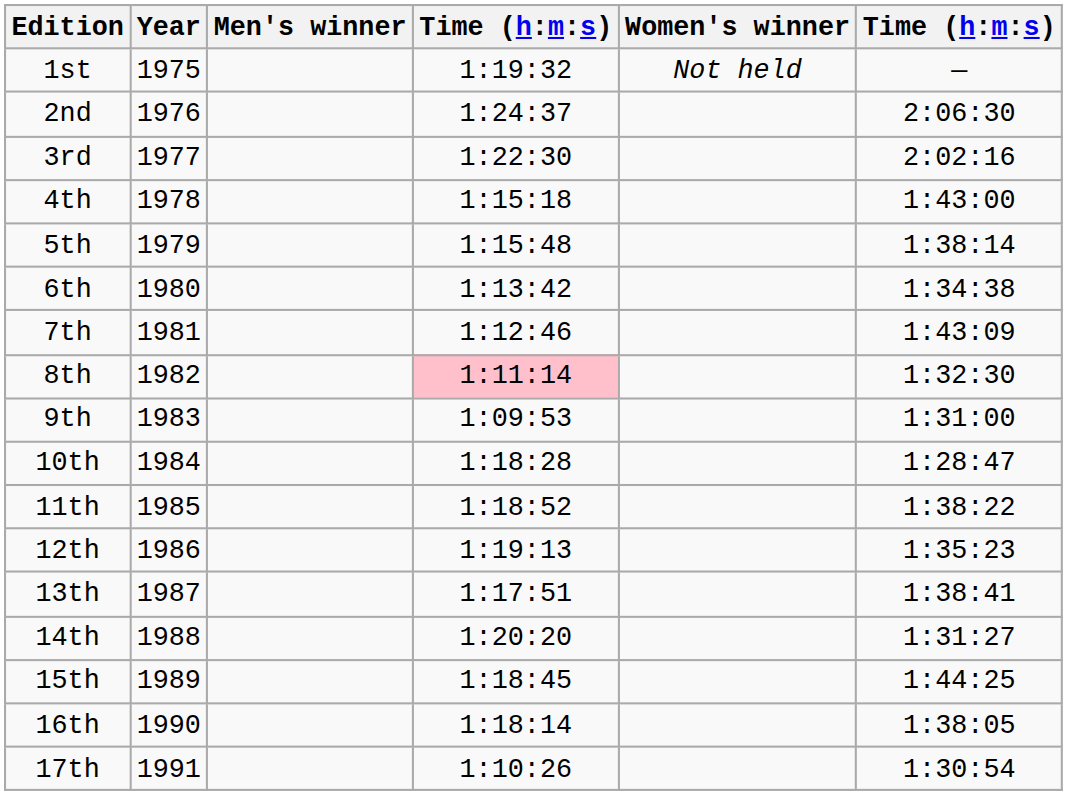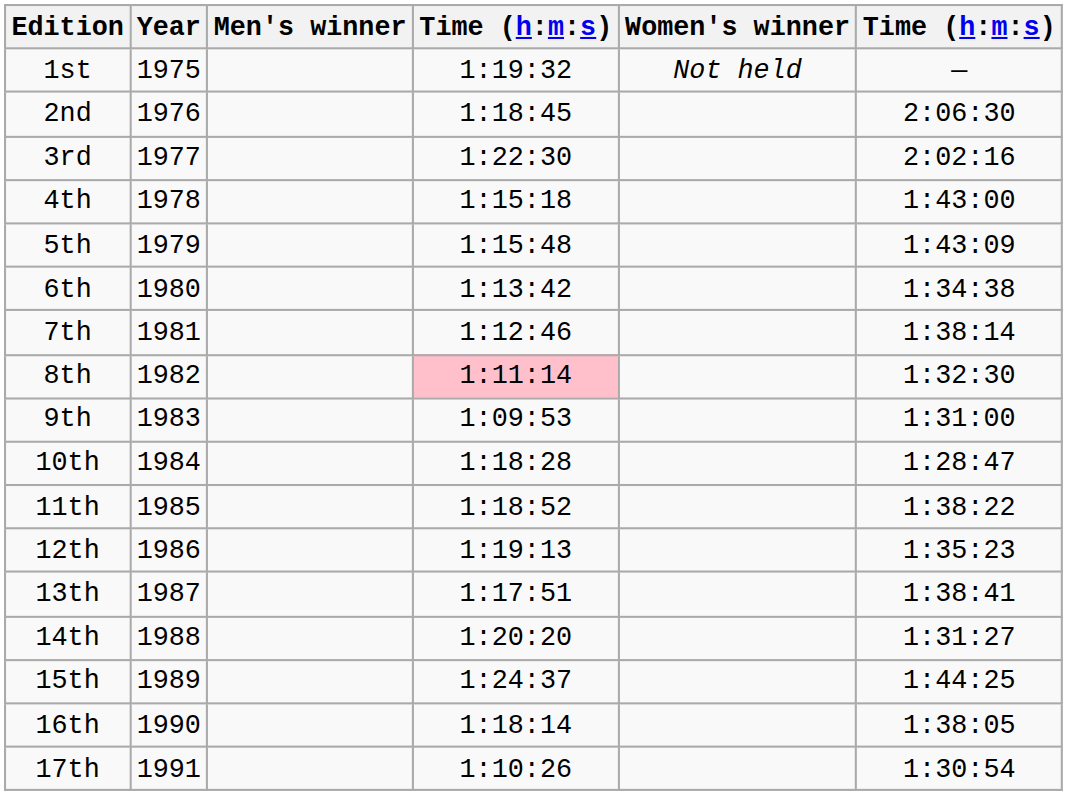(516, 114) 1:24:37 -> (516, 114) 1:18:45
(959, 245) 1:38:14 -> (959, 245) 1:43:09
(959, 332) 1:43:09 -> (959, 332) 1:38:14
(516, 682) 1:18:45 -> (516, 682) 1:24:37
